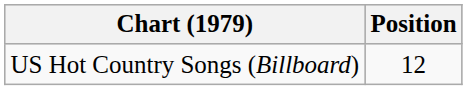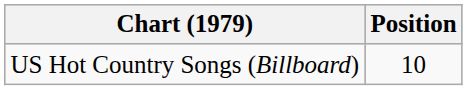(414, 63) 12 -> (414, 63) 10
